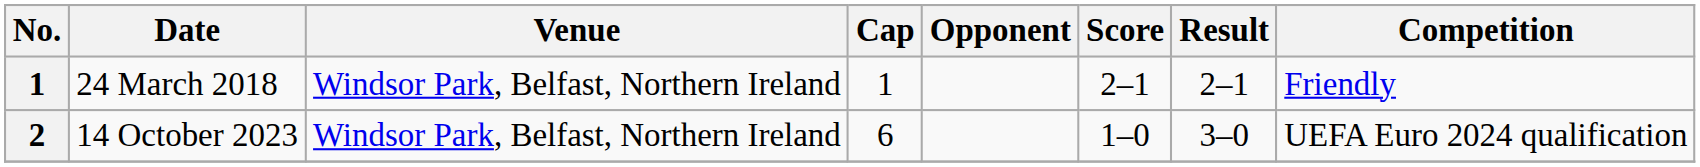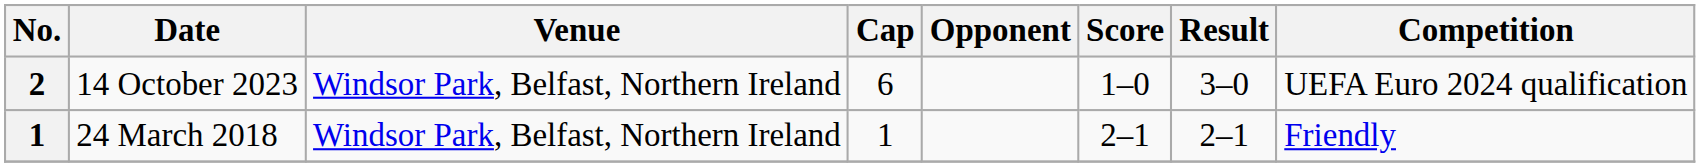rows swapped: (177, 82) <-> (187, 135)
